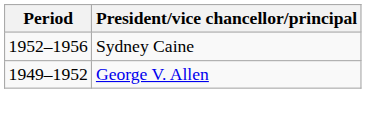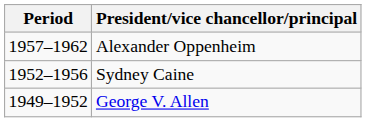+ row: (176, 46)
